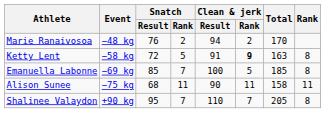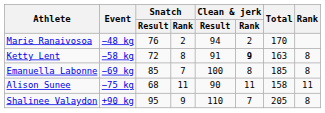(183, 55) 5 -> (183, 55) 8
(249, 70) 5 -> (249, 70) 8
(183, 100) 7 -> (183, 100) 9
